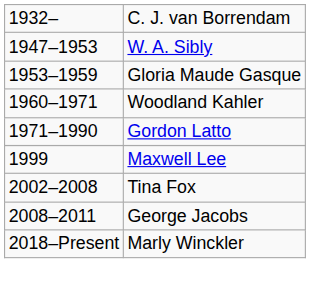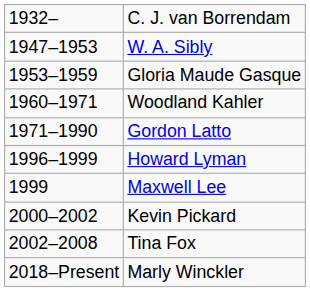+ row: (187, 159)
+ row: (182, 215)
- row: (188, 215)
